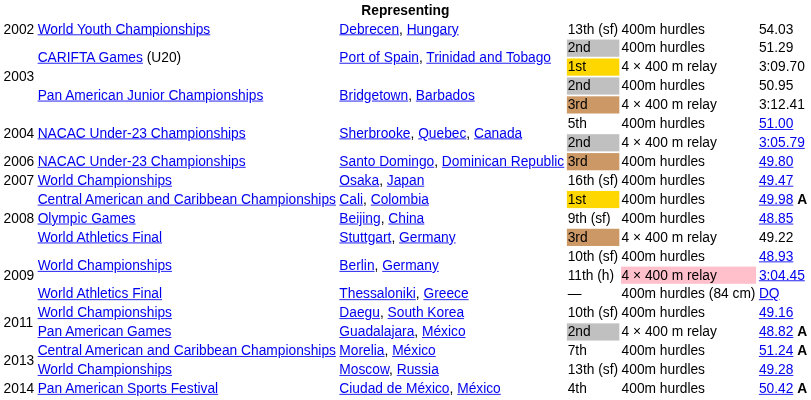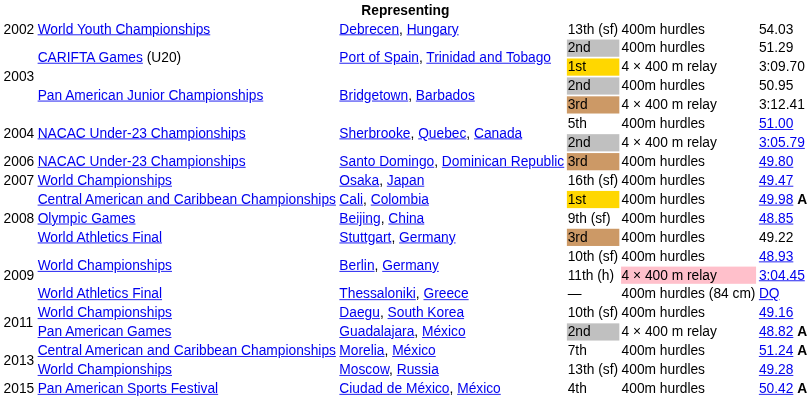(669, 237) 4 × 400 m relay -> (663, 237) 400m hurdles
(19, 388) 2014 -> (19, 388) 2015
